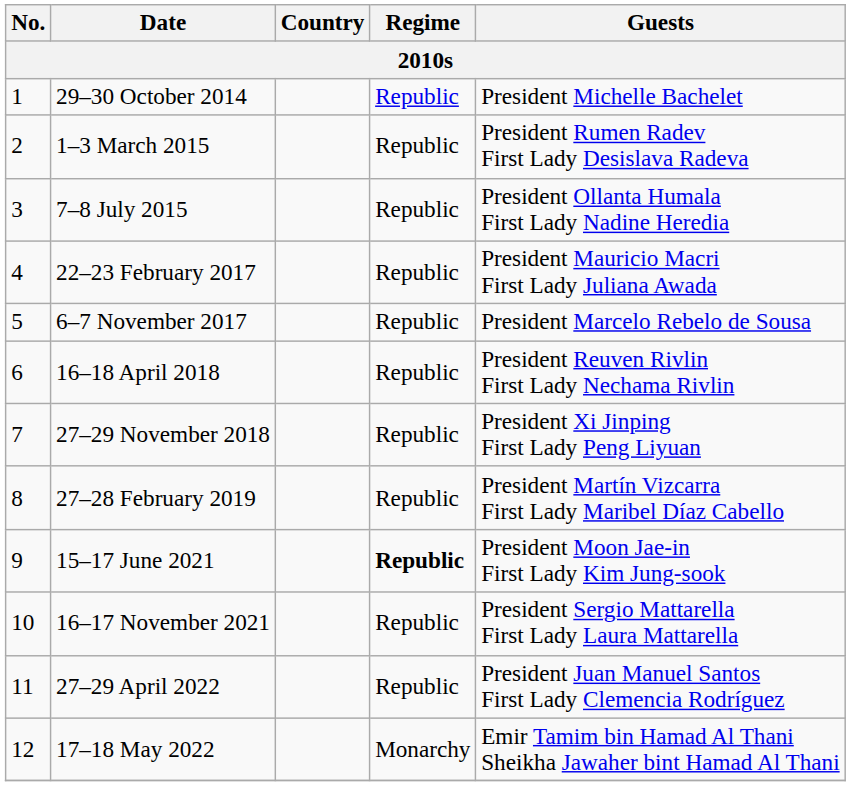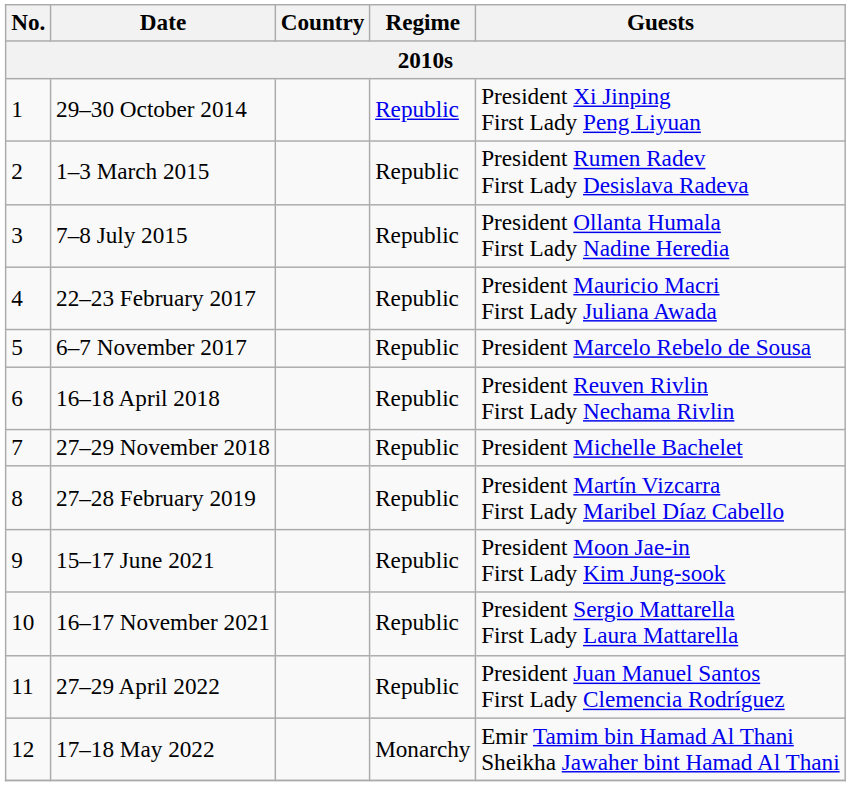(612, 96) President Michelle Bachelet -> (591, 109) President Xi Jinping First Lady Peng Liyuan
(591, 434) President Xi Jinping First Lady Peng Liyuan -> (612, 447) President Michelle Bachelet
(420, 560) bold -> (417, 560) normal
